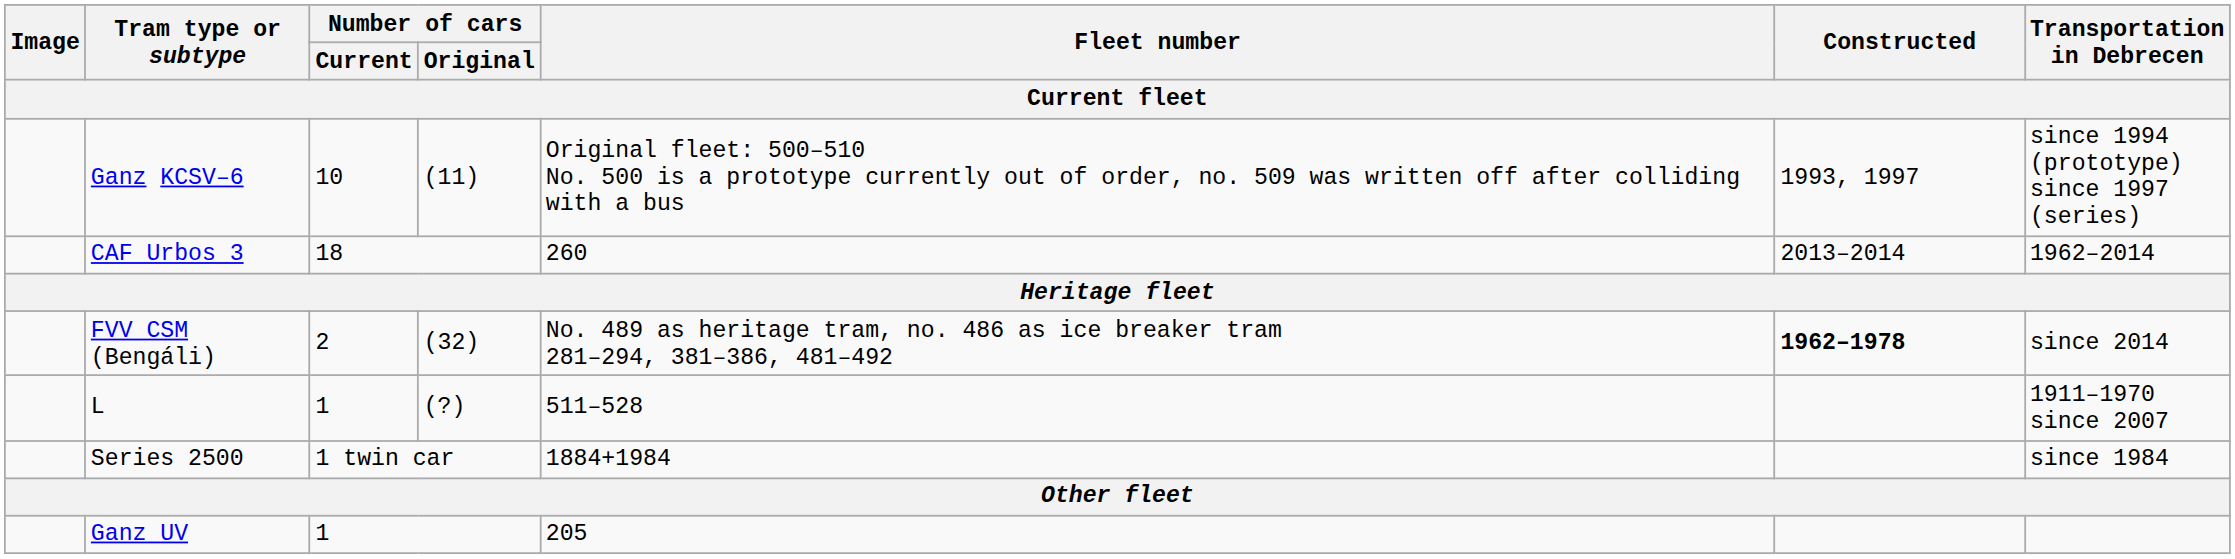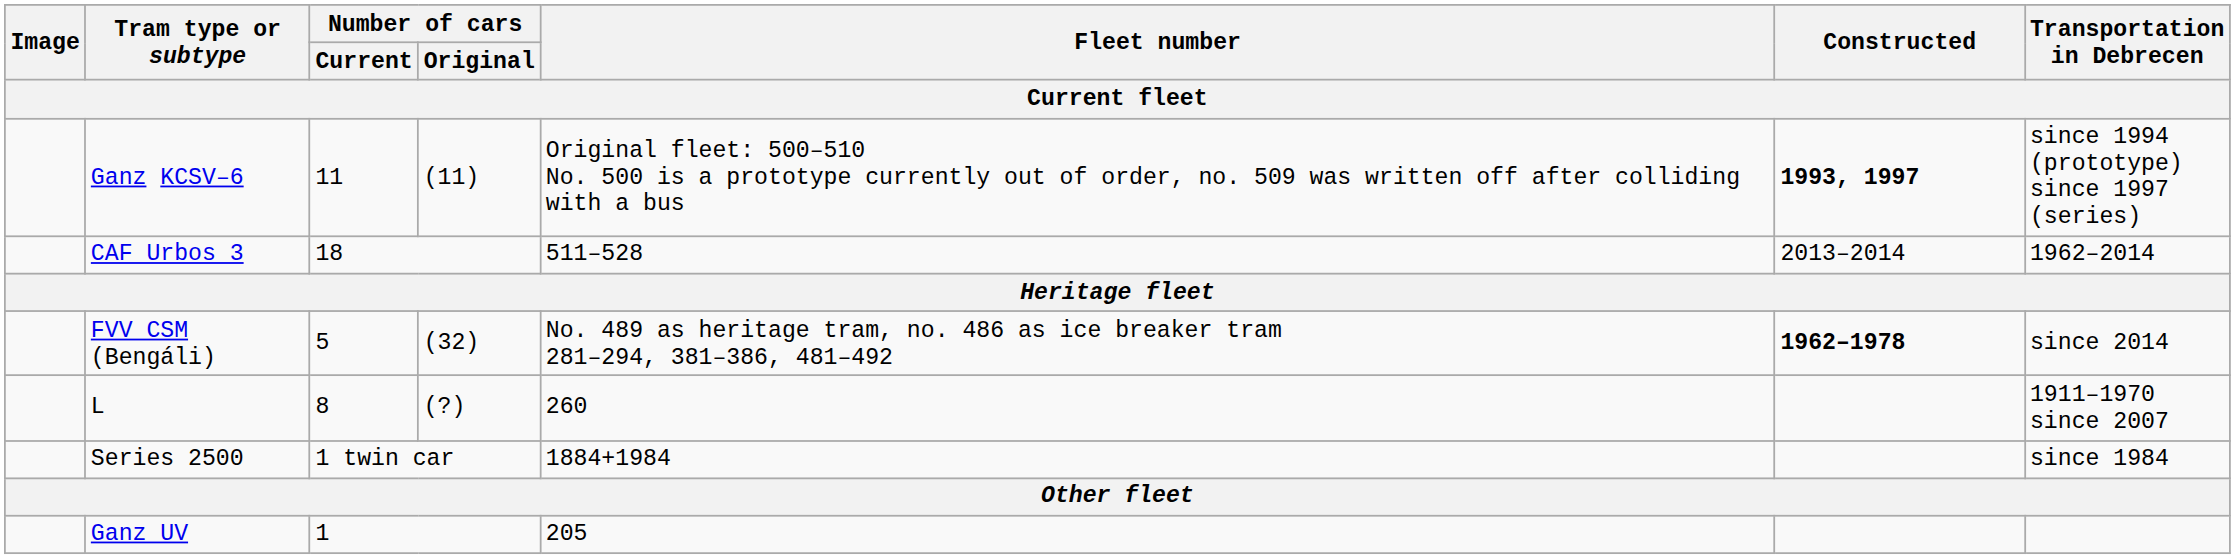(329, 177) 10 -> (329, 177) 11
(1850, 177) normal -> (1850, 177) bold
(567, 255) 260 -> (594, 255) 511–528
(322, 343) 2 -> (322, 343) 5
(322, 408) 1 -> (322, 408) 8
(594, 408) 511–528 -> (567, 408) 260
